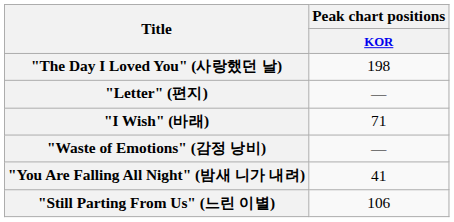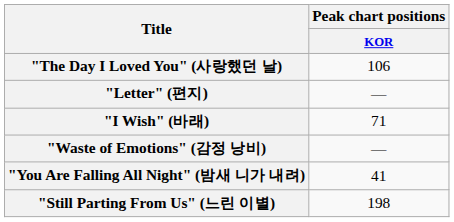(379, 66) 198 -> (379, 66) 106
(379, 203) 106 -> (379, 203) 198
